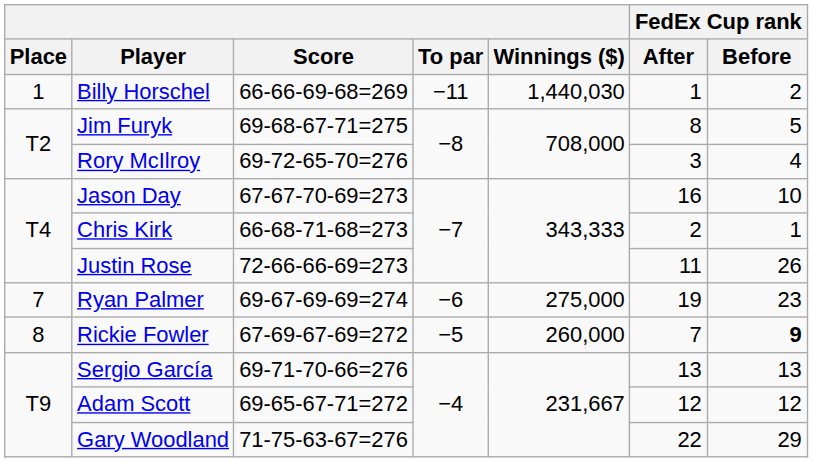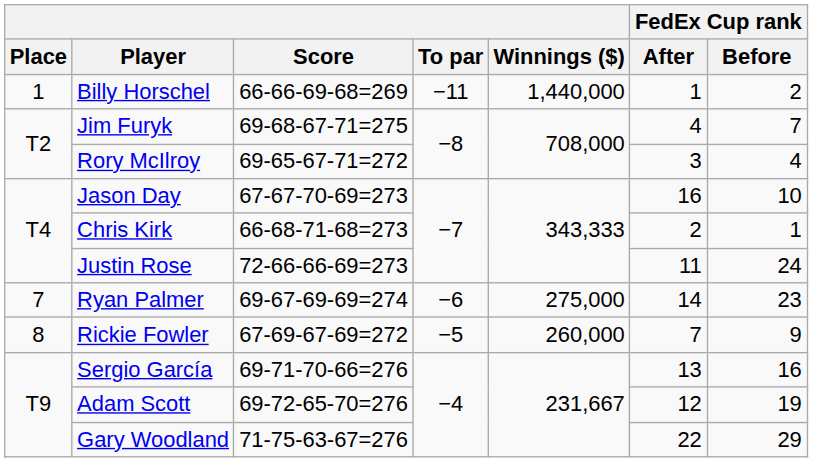(576, 91) 1,440,030 -> (576, 91) 1,440,000
(696, 126) 8 -> (696, 126) 4
(796, 126) 5 -> (796, 126) 7
(324, 160) 69-72-65-70=276 -> (324, 160) 69-65-67-71=272
(790, 265) 26 -> (790, 265) 24
(690, 299) 19 -> (690, 299) 14
(796, 334) bold -> (796, 334) normal
(790, 369) 13 -> (790, 369) 16
(324, 404) 69-65-67-71=272 -> (324, 404) 69-72-65-70=276
(790, 404) 12 -> (790, 404) 19
